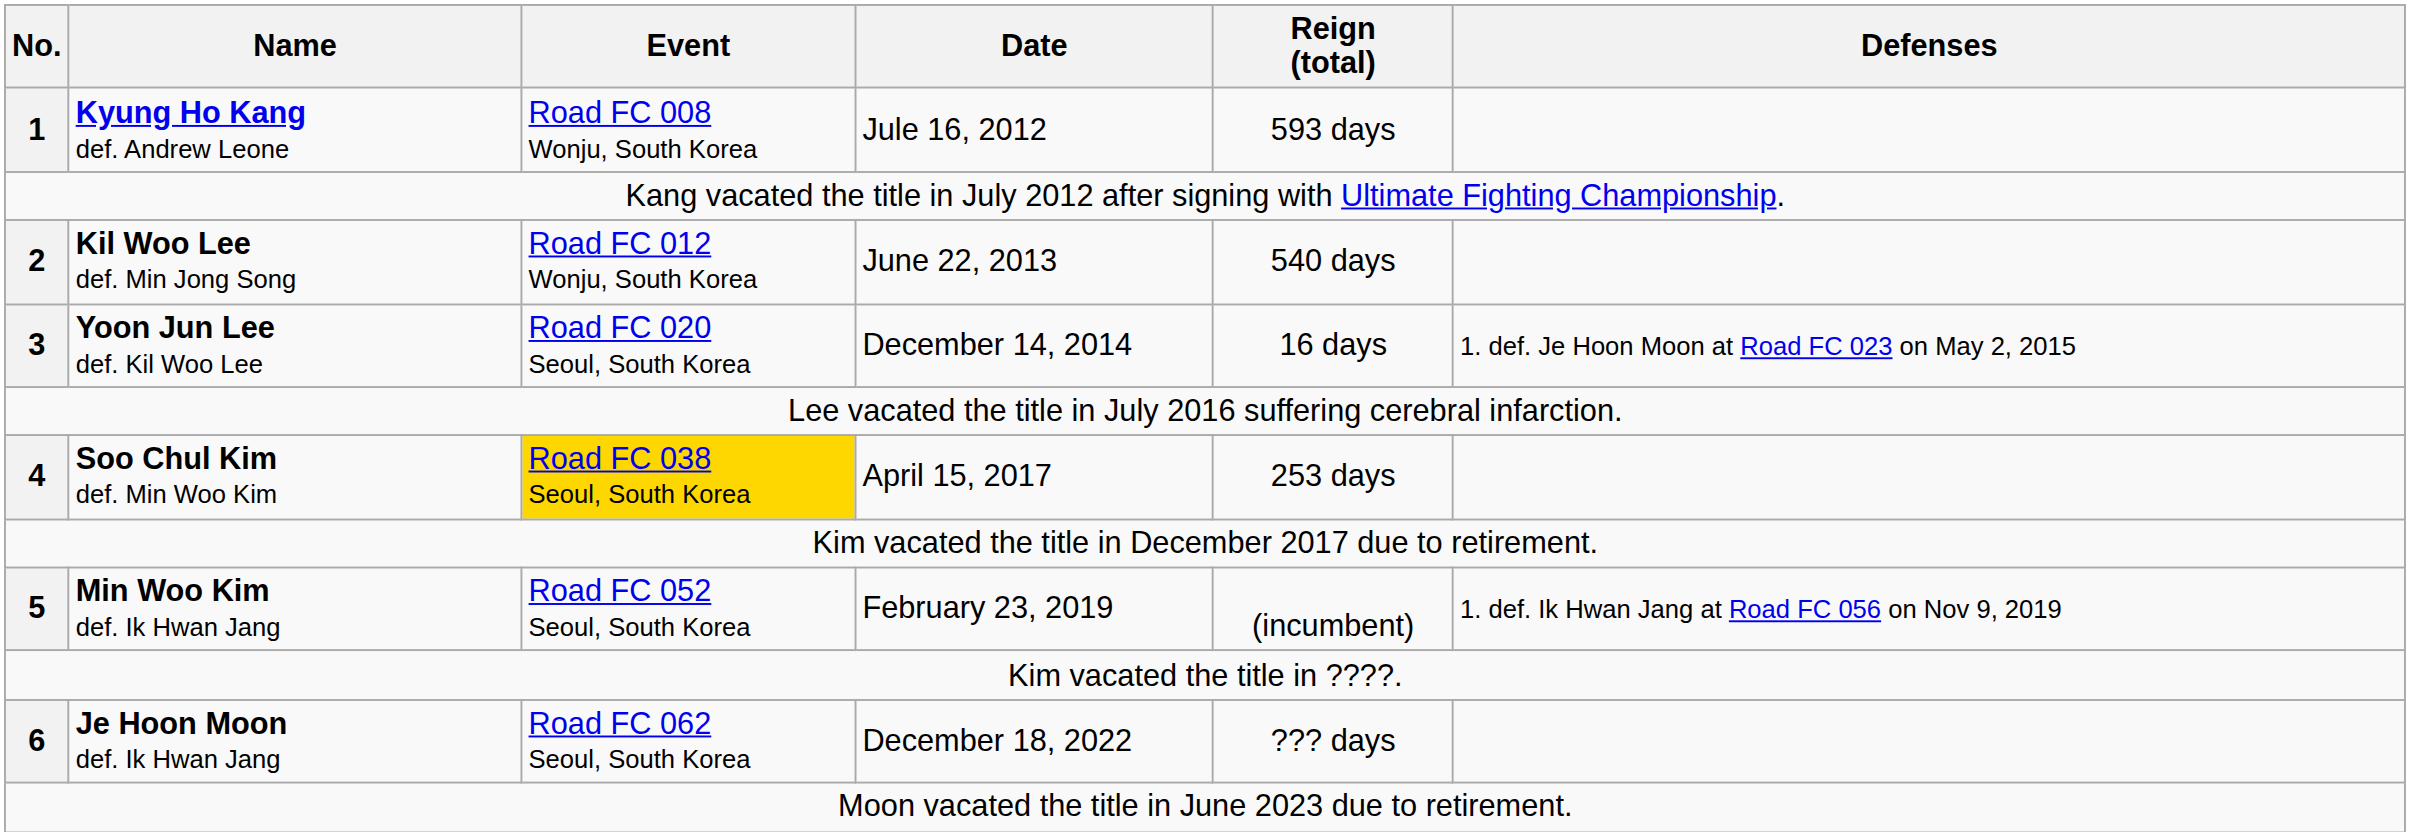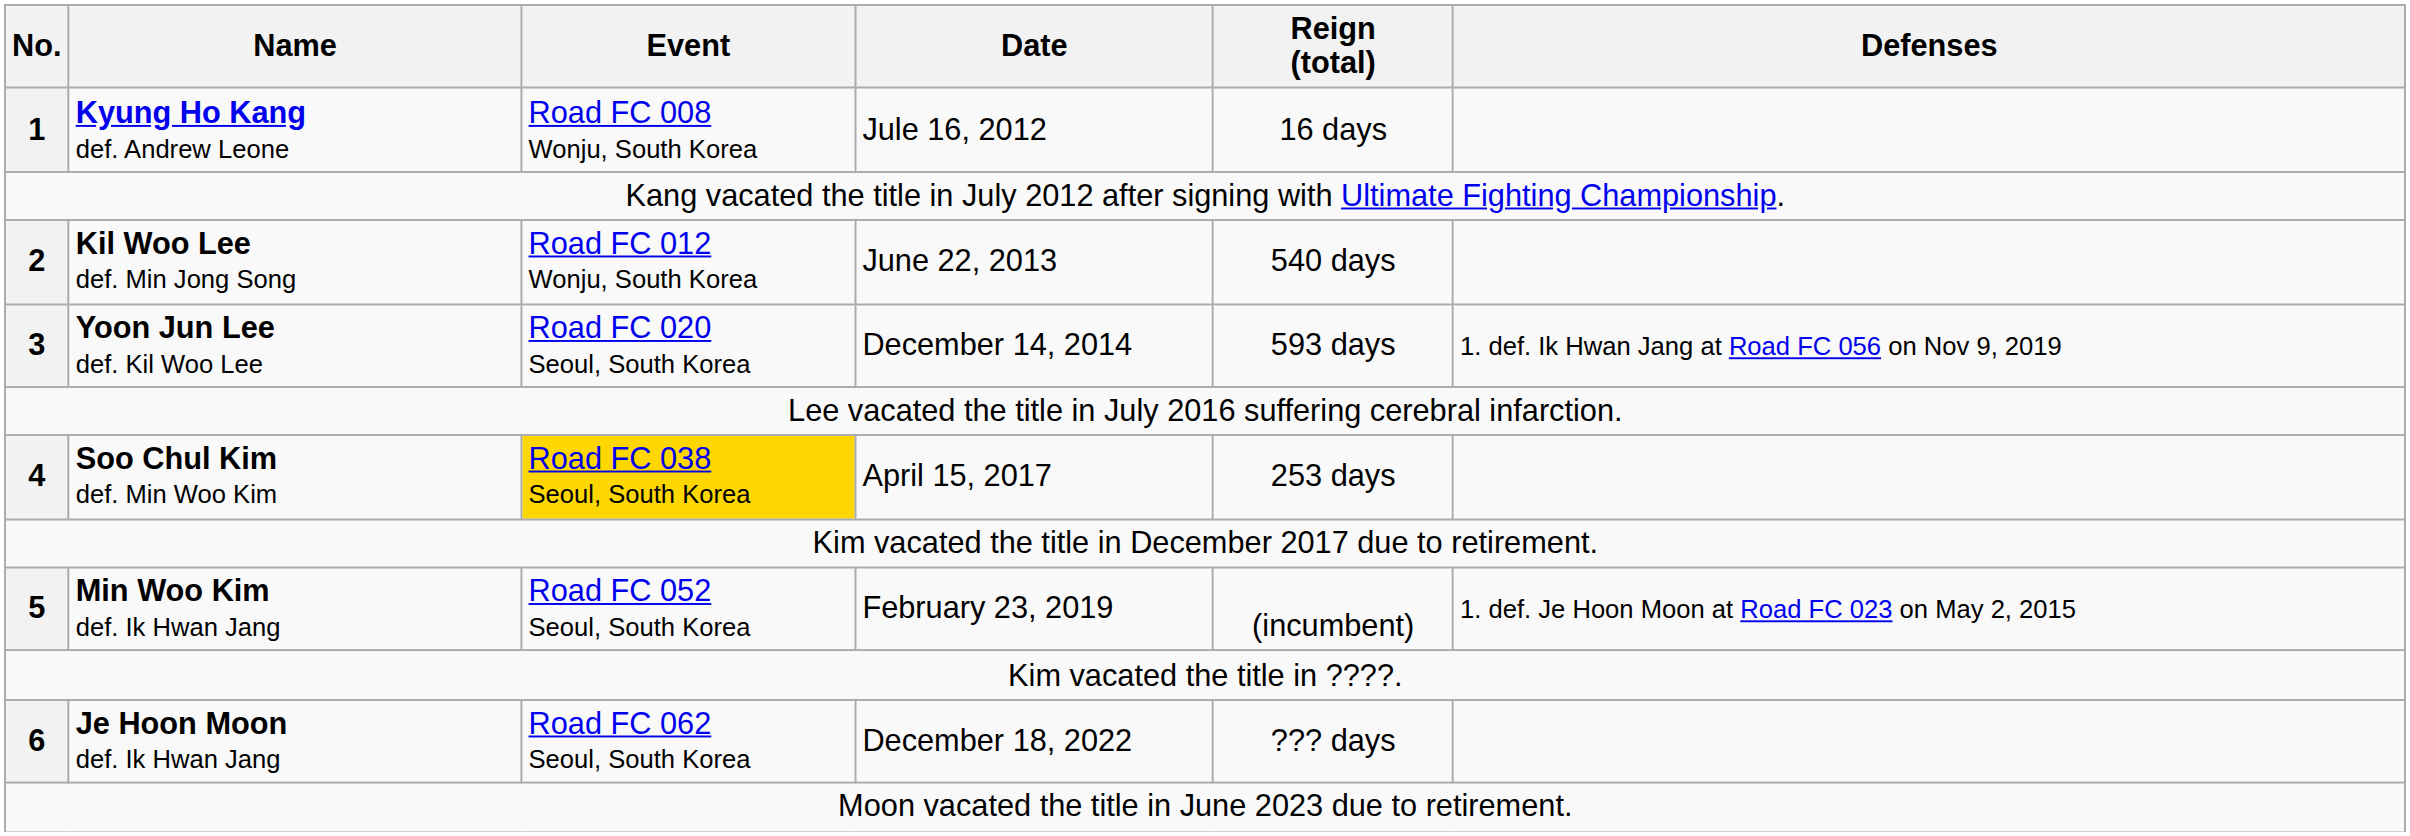(1333, 129) 593 days -> (1333, 129) 16 days
(1333, 344) 16 days -> (1333, 344) 593 days
(1768, 346) 1. def. Je Hoon Moon at Road FC 023 on May 2, 2015 -> (1761, 346) 1. def. Ik Hwan Jang at Road FC 056 on Nov 9, 2019
(1761, 610) 1. def. Ik Hwan Jang at Road FC 056 on Nov 9, 2019 -> (1768, 610) 1. def. Je Hoon Moon at Road FC 023 on May 2, 2015
